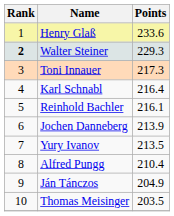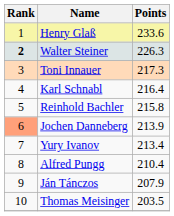(151, 51) 229.3 -> (151, 51) 226.3
(151, 107) 216.1 -> (151, 107) 215.8
(21, 126) no background -> (21, 126) lightsalmon background
(151, 145) 213.5 -> (151, 145) 213.4
(151, 182) 204.9 -> (151, 182) 207.9
